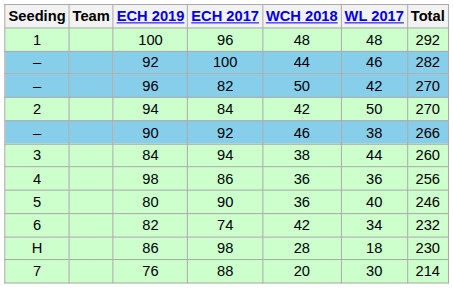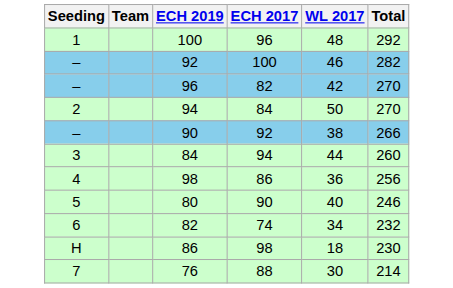- column: (302, 17)
